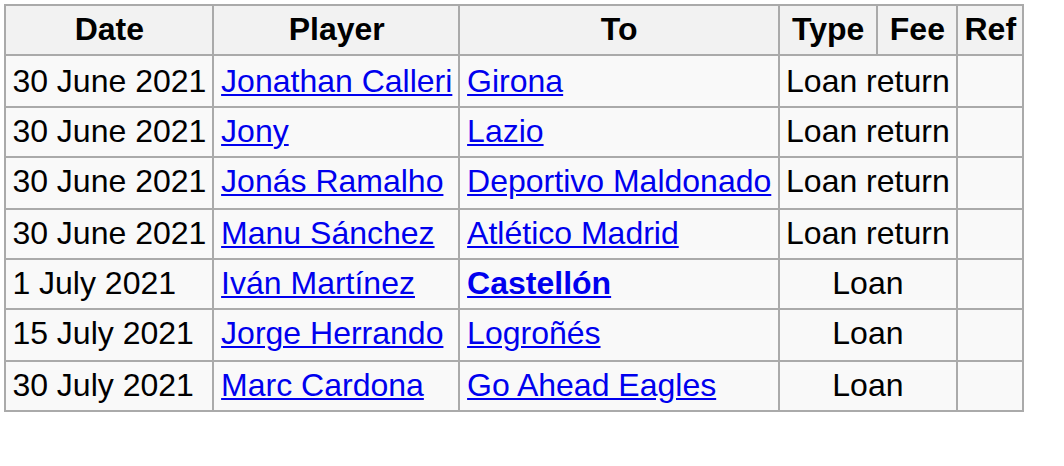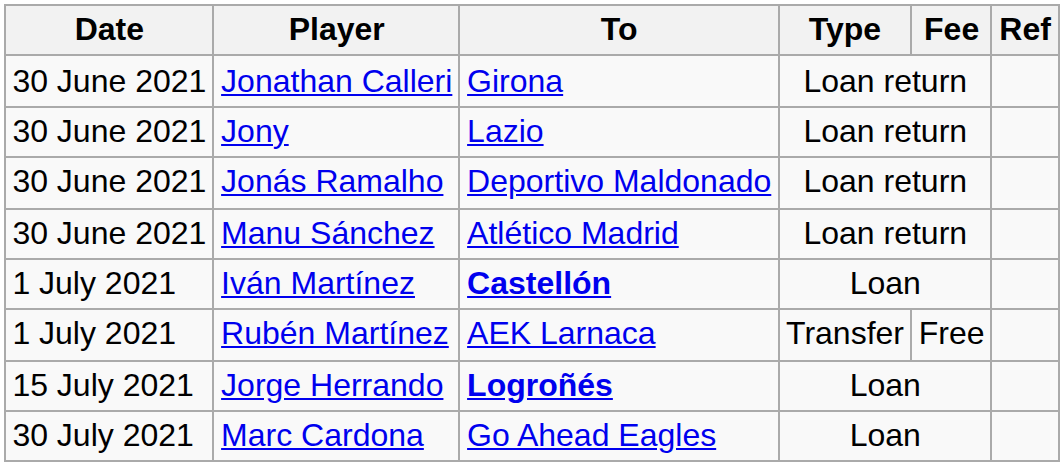+ row: (335, 334)
(534, 334) normal -> (540, 385) bold
